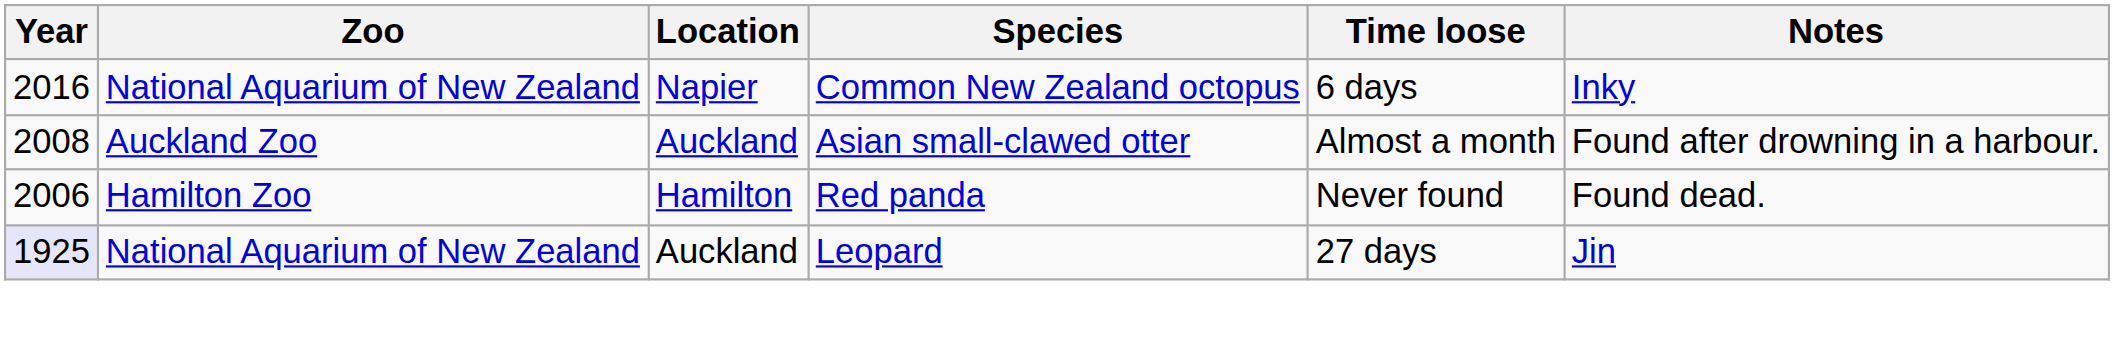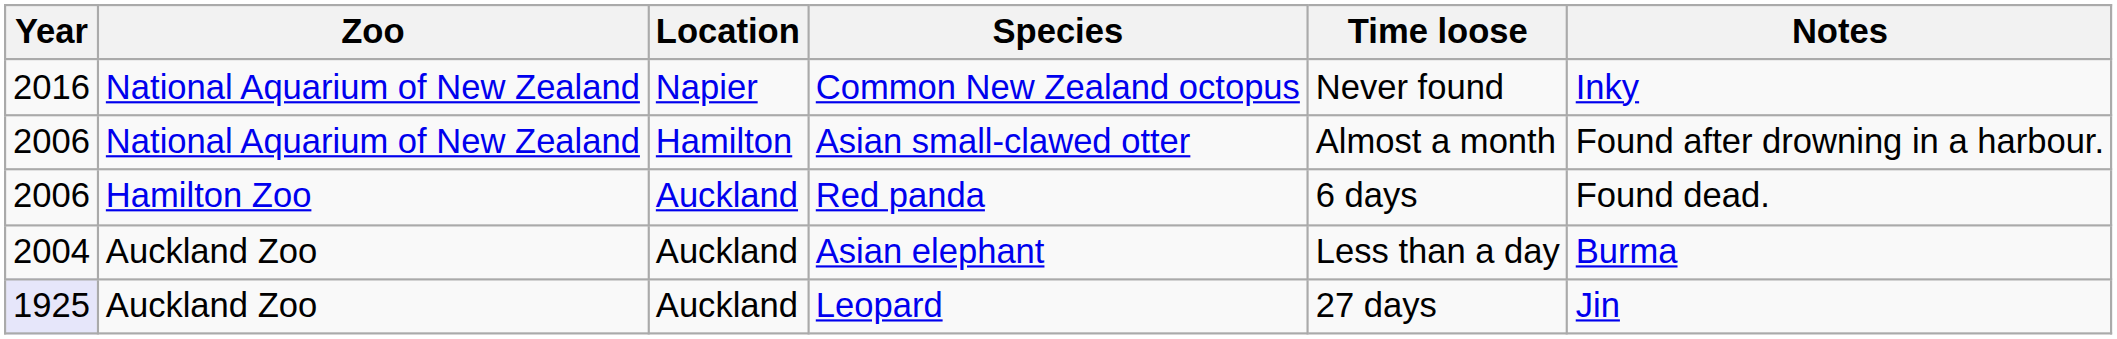(1367, 86) 6 days -> (1410, 86) Never found
(51, 141) 2008 -> (51, 141) 2006
(212, 141) Auckland Zoo -> (373, 141) National Aquarium of New Zealand
(727, 141) Auckland -> (724, 141) Hamilton
(724, 196) Hamilton -> (727, 196) Auckland
(1410, 196) Never found -> (1367, 196) 6 days
+ row: (930, 251)
(373, 251) National Aquarium of New Zealand -> (212, 305) Auckland Zoo
